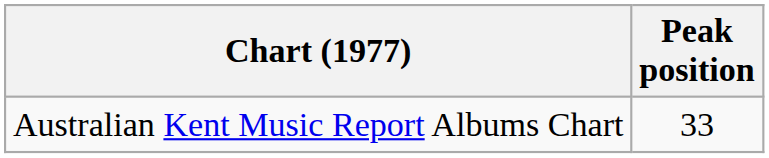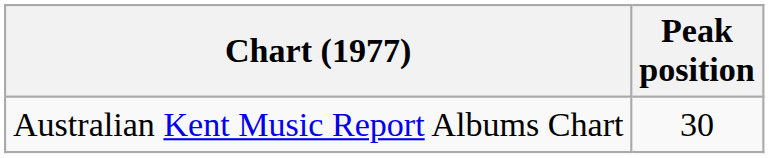(697, 123) 33 -> (697, 123) 30
